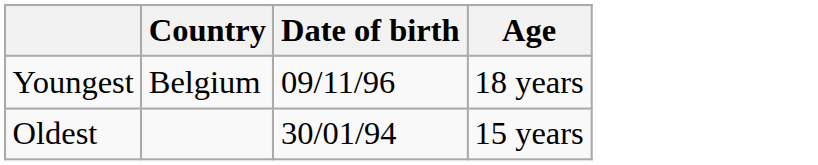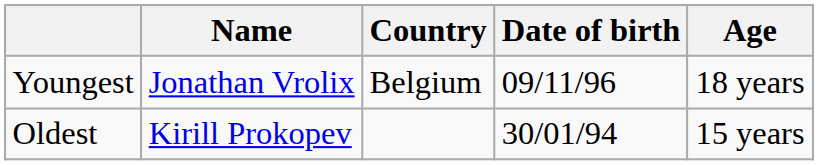+ column: (252, 30)
